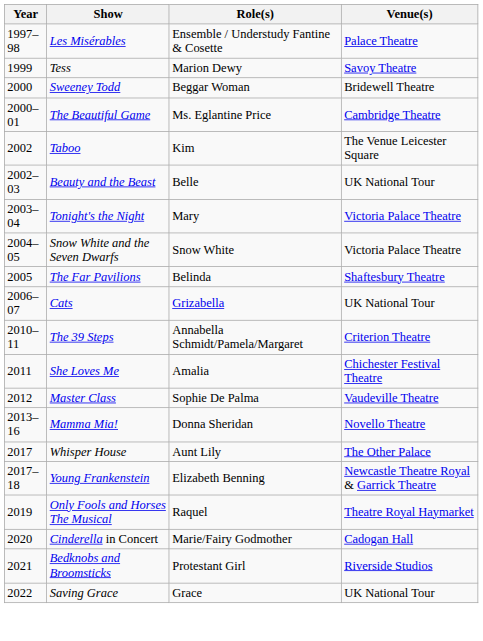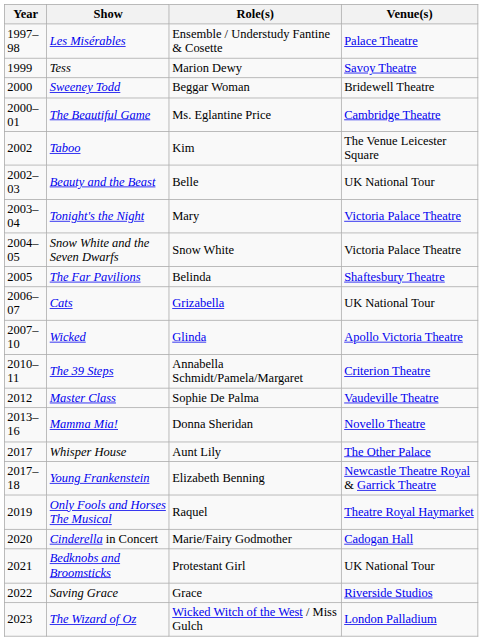+ row: (68, 337)
- row: (84, 371)
(388, 565) Riverside Studios -> (389, 565) UK National Tour
(389, 592) UK National Tour -> (388, 592) Riverside Studios
+ row: (93, 619)
